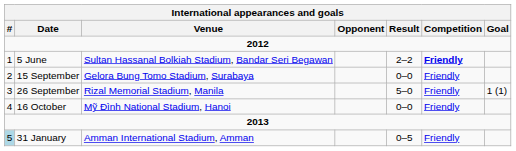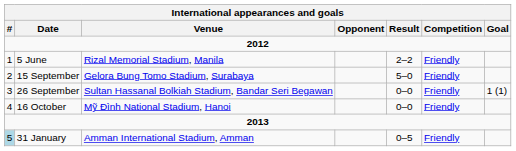(208, 60) Sultan Hassanal Bolkiah Stadium, Bandar Seri Begawan -> (154, 60) Rizal Memorial Stadium, Manila
(443, 60) bold -> (442, 60) normal
(404, 75) 0–0 -> (404, 75) 5–0
(154, 91) Rizal Memorial Stadium, Manila -> (208, 91) Sultan Hassanal Bolkiah Stadium, Bandar Seri Begawan
(404, 91) 5–0 -> (404, 91) 0–0
